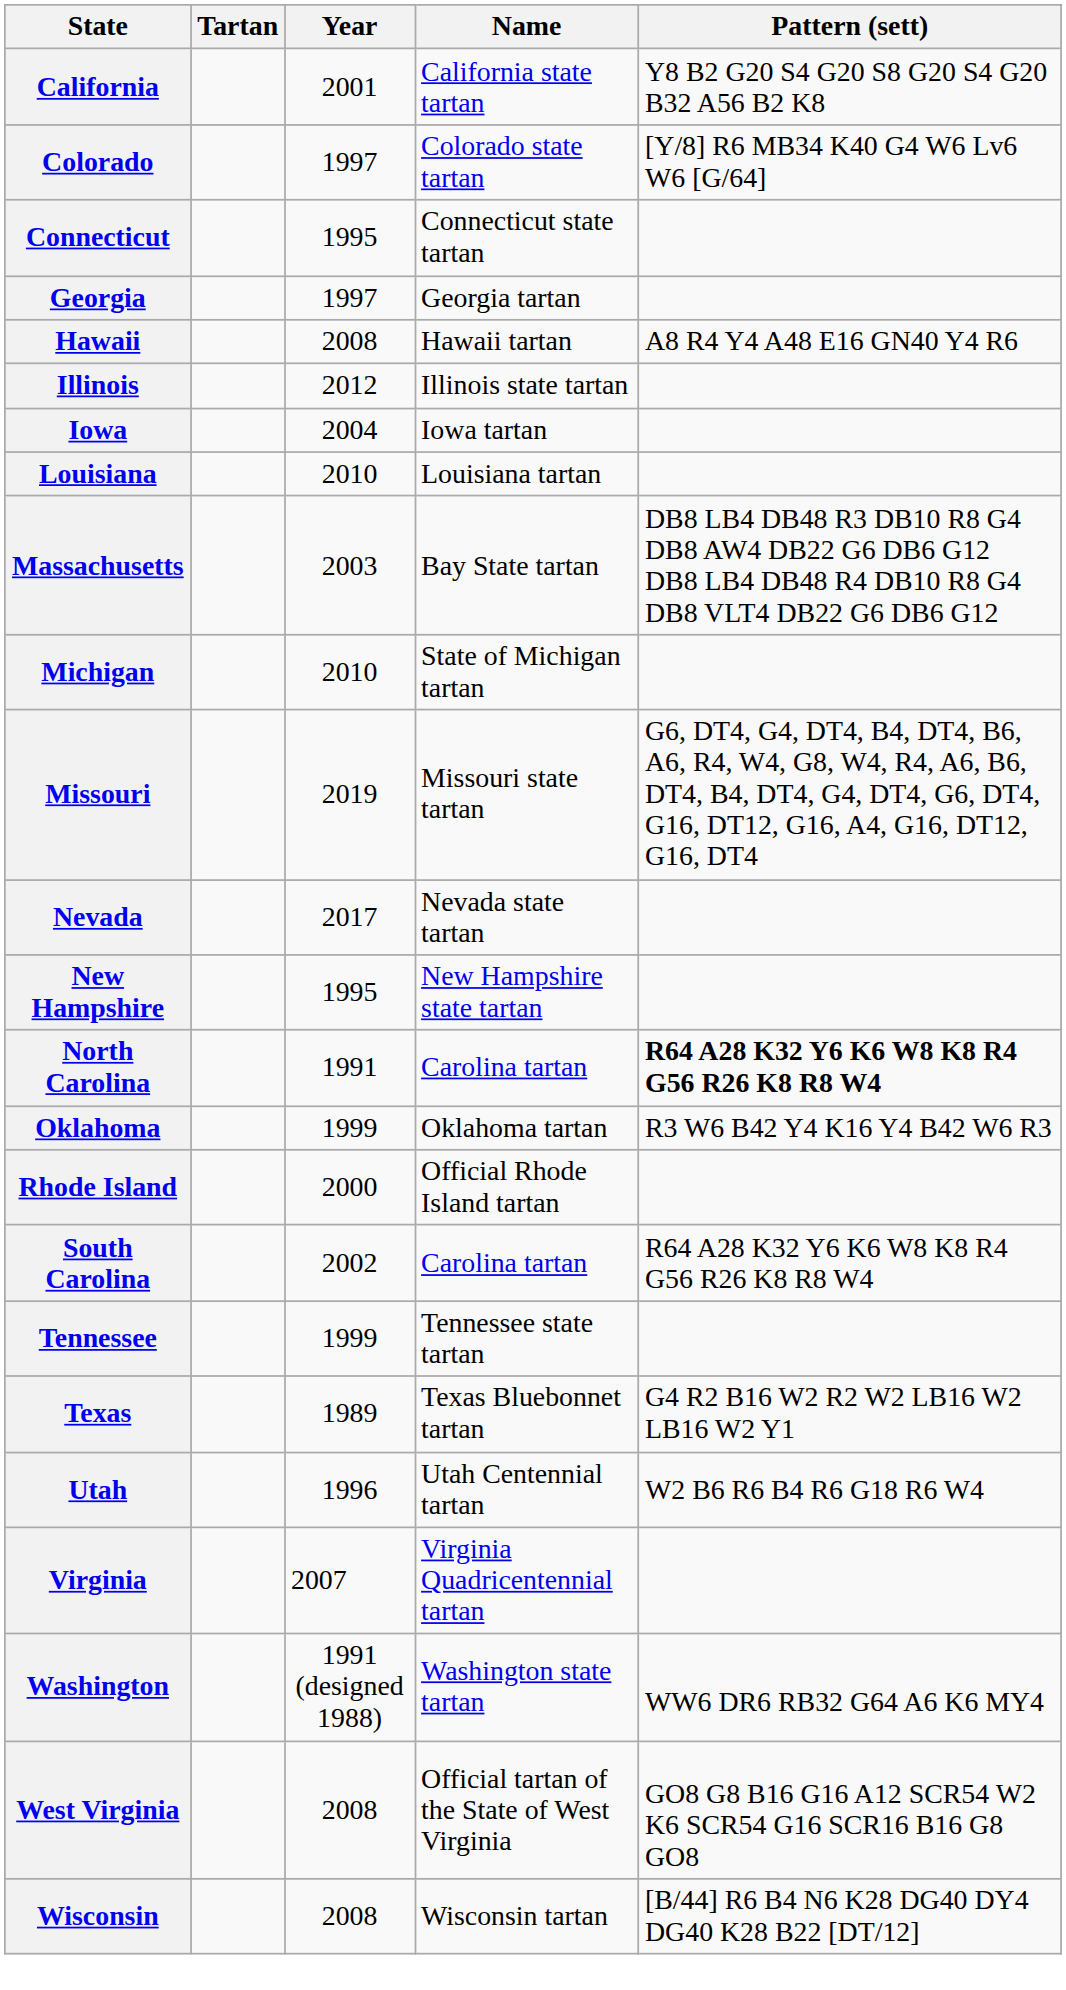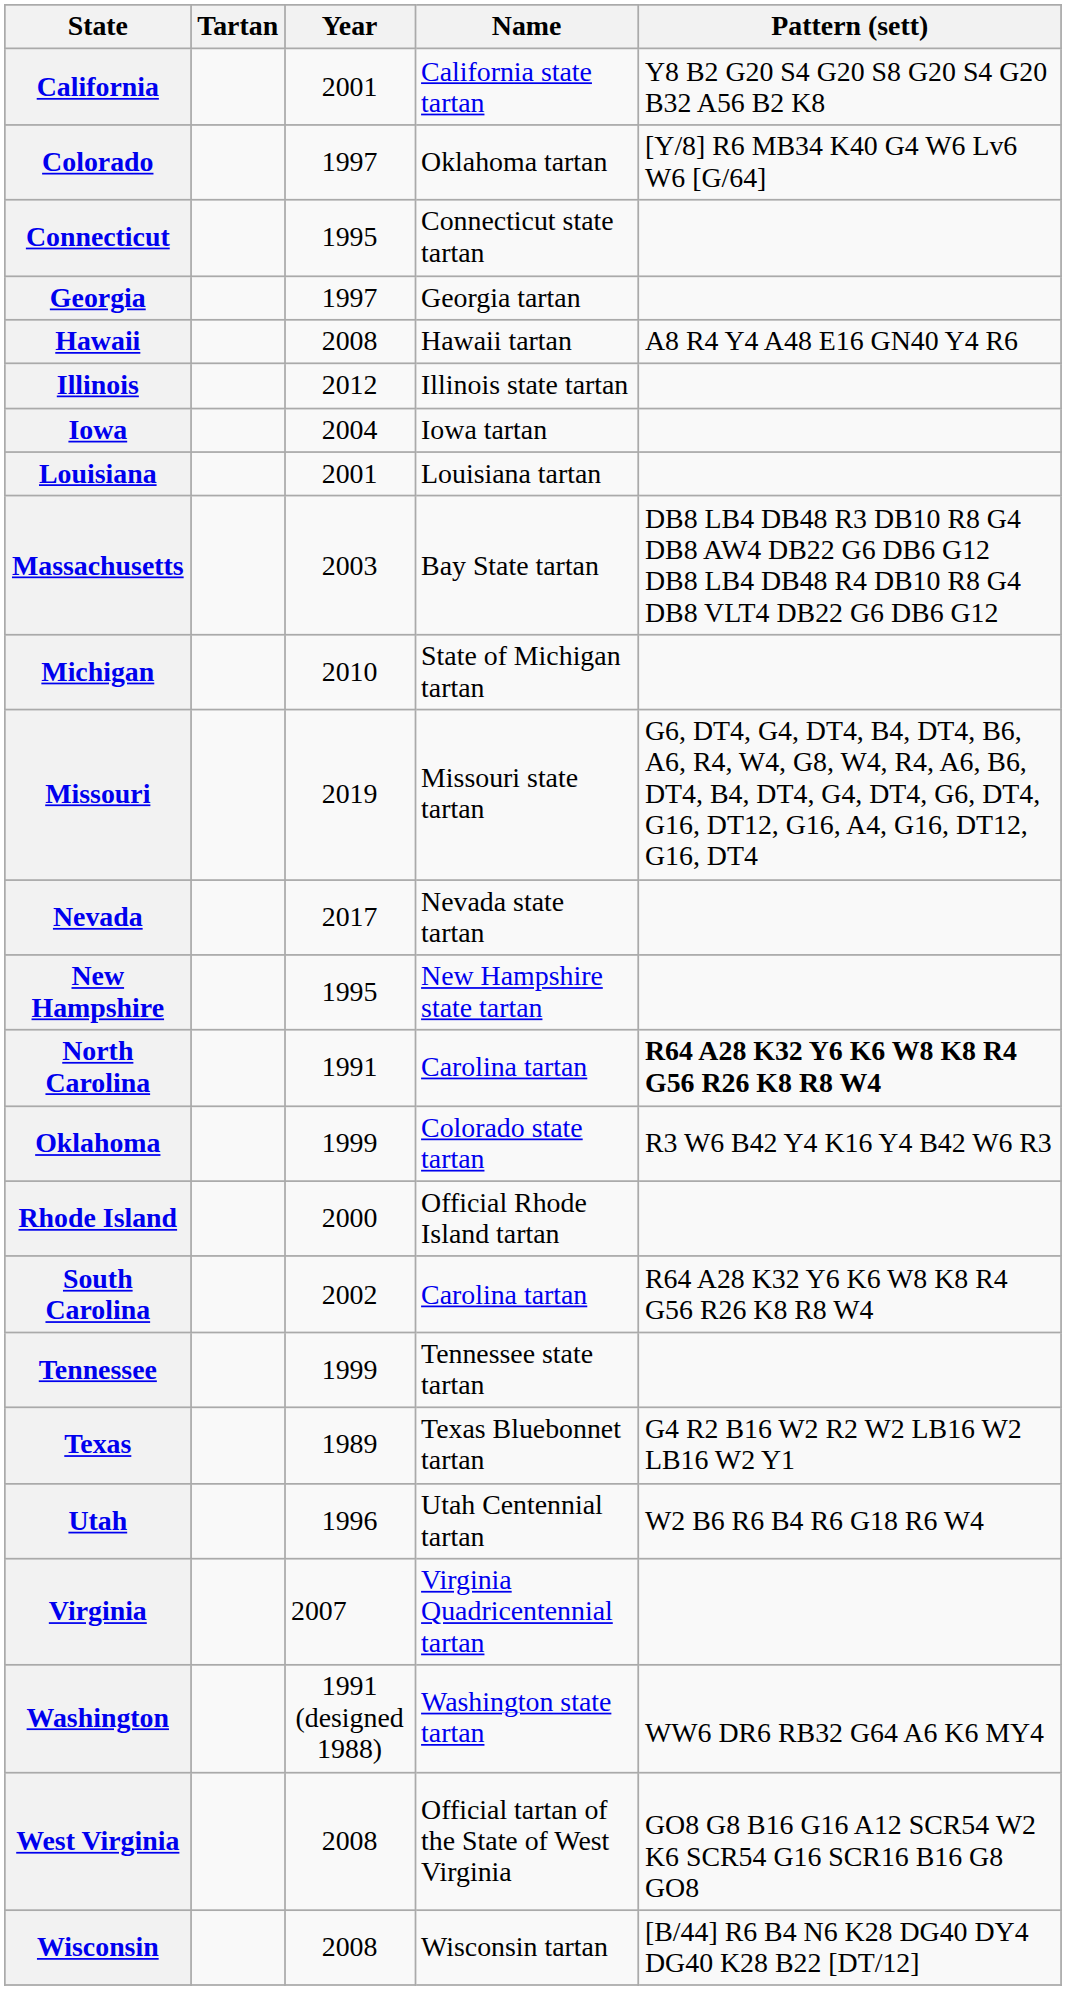(502, 161) Colorado state tartan -> (514, 161) Oklahoma tartan
(350, 473) 2010 -> (350, 473) 2001
(514, 1127) Oklahoma tartan -> (502, 1143) Colorado state tartan
